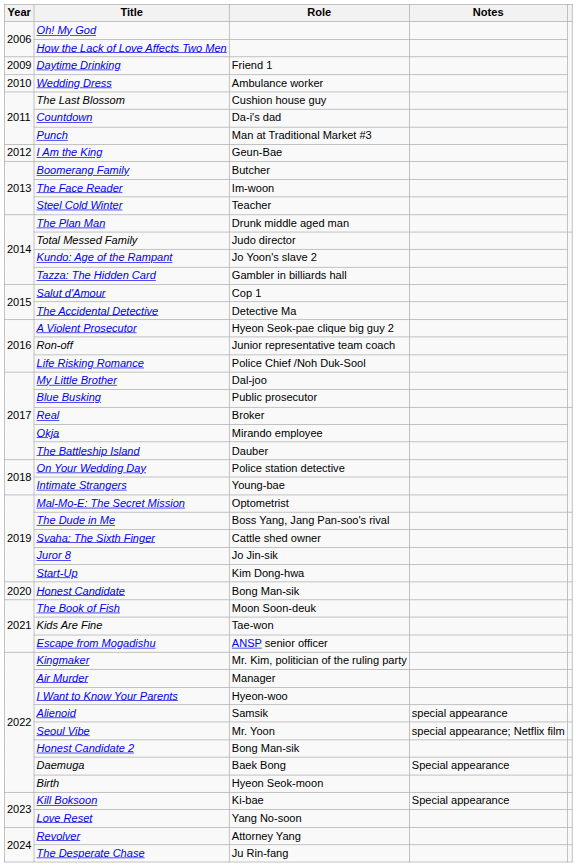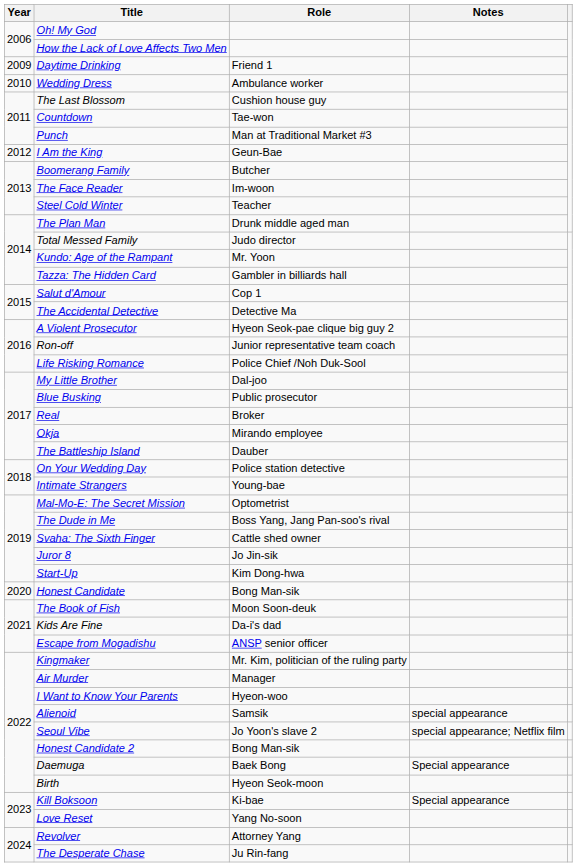(257, 118) Da-i's dad -> (253, 118) Tae-won
(274, 258) Jo Yoon's slave 2 -> (253, 258) Mr. Yoon
(253, 626) Tae-won -> (257, 626) Da-i's dad
(253, 731) Mr. Yoon -> (274, 731) Jo Yoon's slave 2
